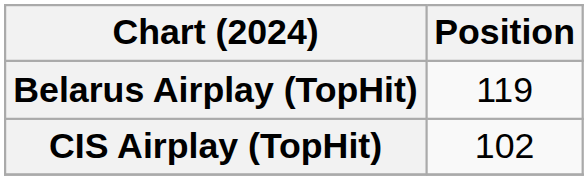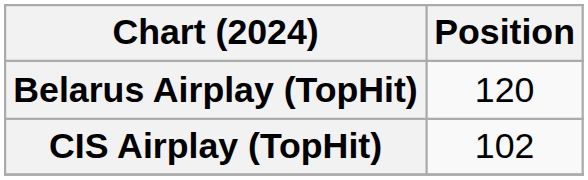(505, 89) 119 -> (505, 89) 120
